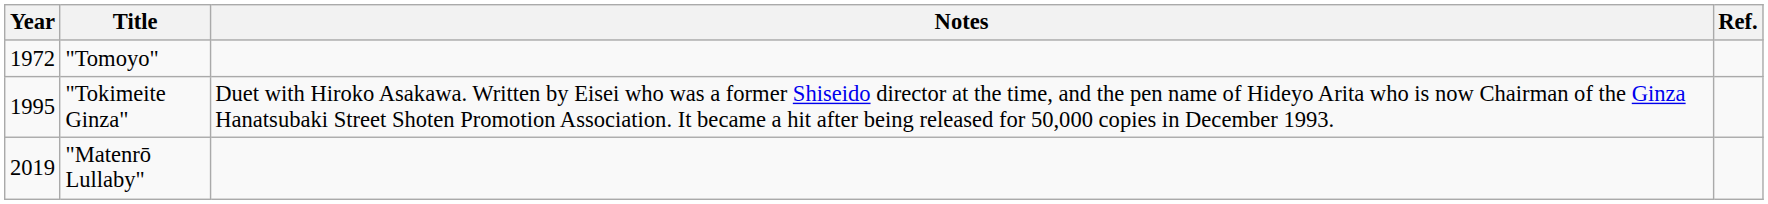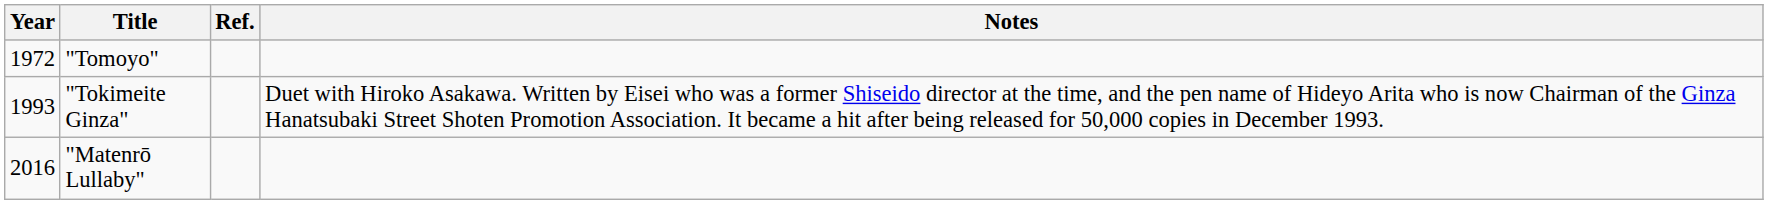columns swapped: (962, 22) <-> (1738, 22)
(32, 106) 1995 -> (32, 106) 1993
(32, 167) 2019 -> (32, 167) 2016
